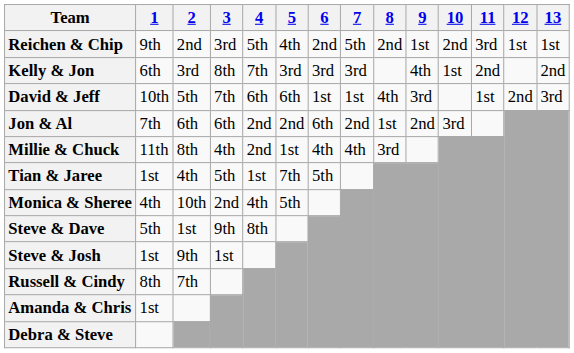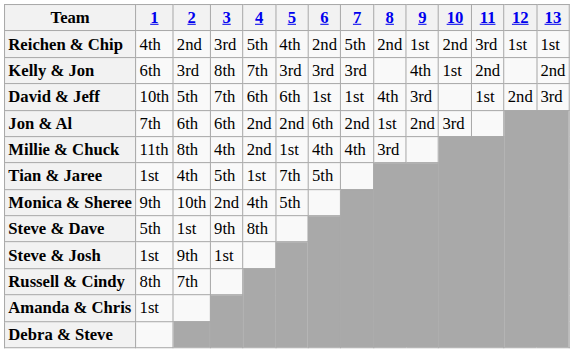(150, 44) 9th -> (150, 44) 4th
(150, 202) 4th -> (150, 202) 9th
